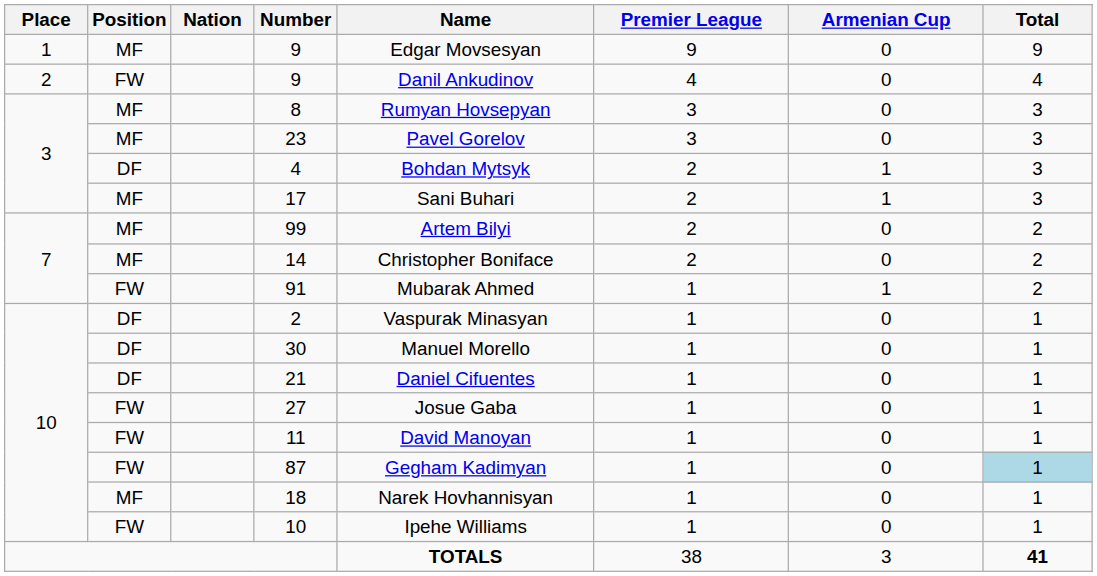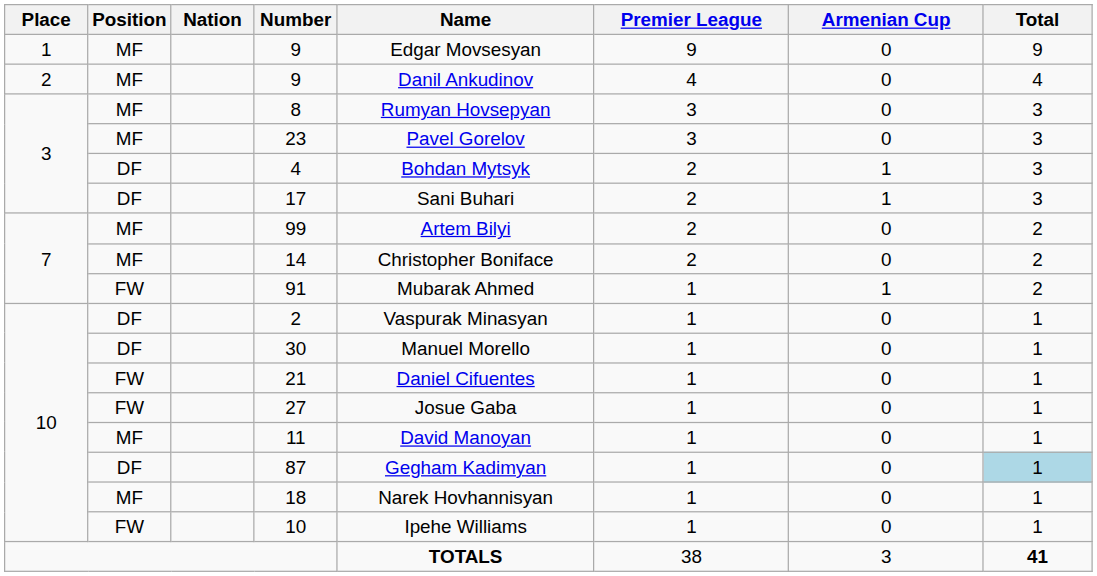(129, 79) FW -> (129, 79) MF
(129, 199) MF -> (129, 199) DF
(129, 378) DF -> (129, 378) FW
(129, 437) FW -> (129, 437) MF
(129, 467) FW -> (129, 467) DF
